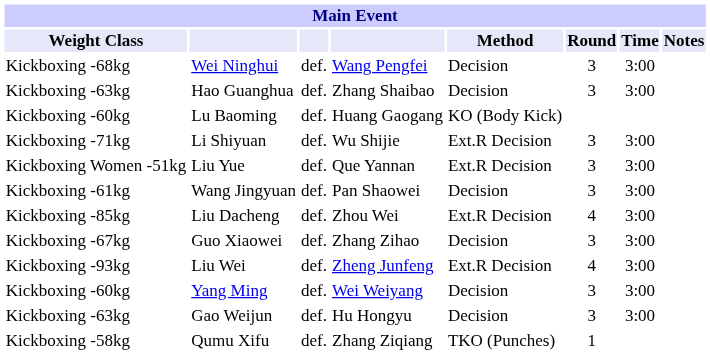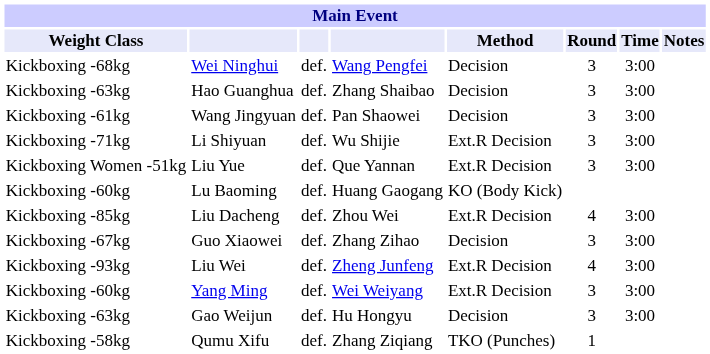rows swapped: (234, 115) <-> (244, 190)
(478, 290) Decision -> (500, 290) Ext.R Decision
